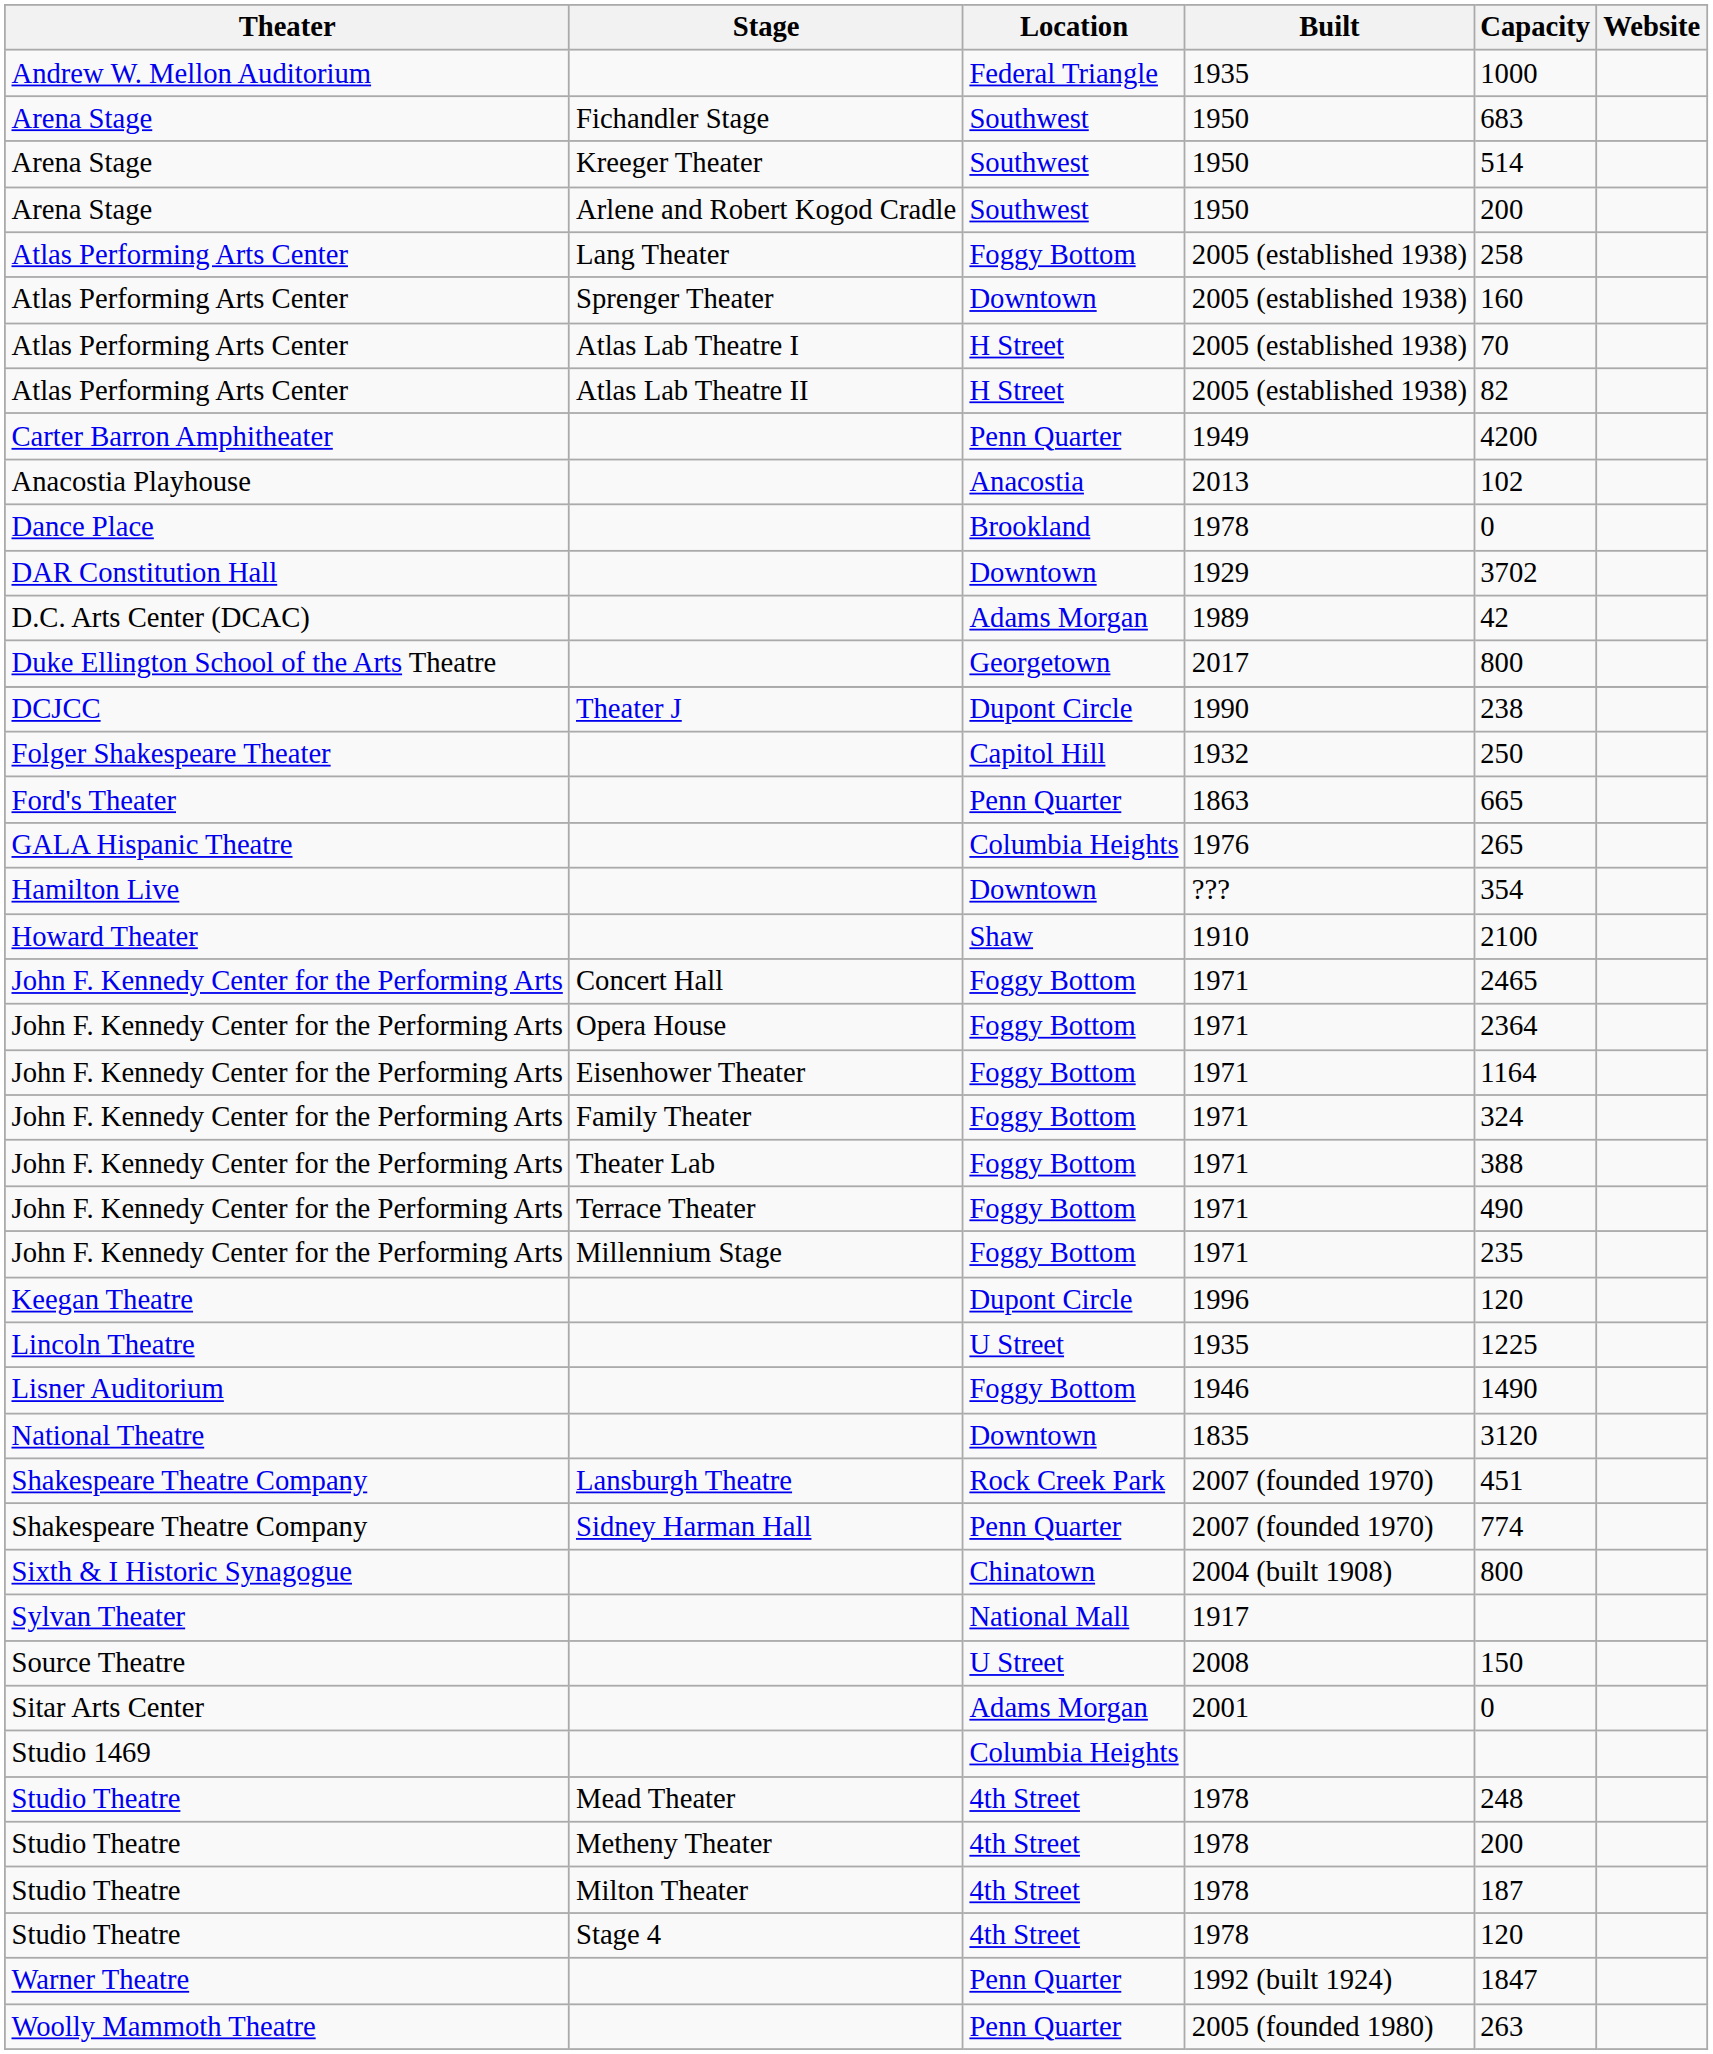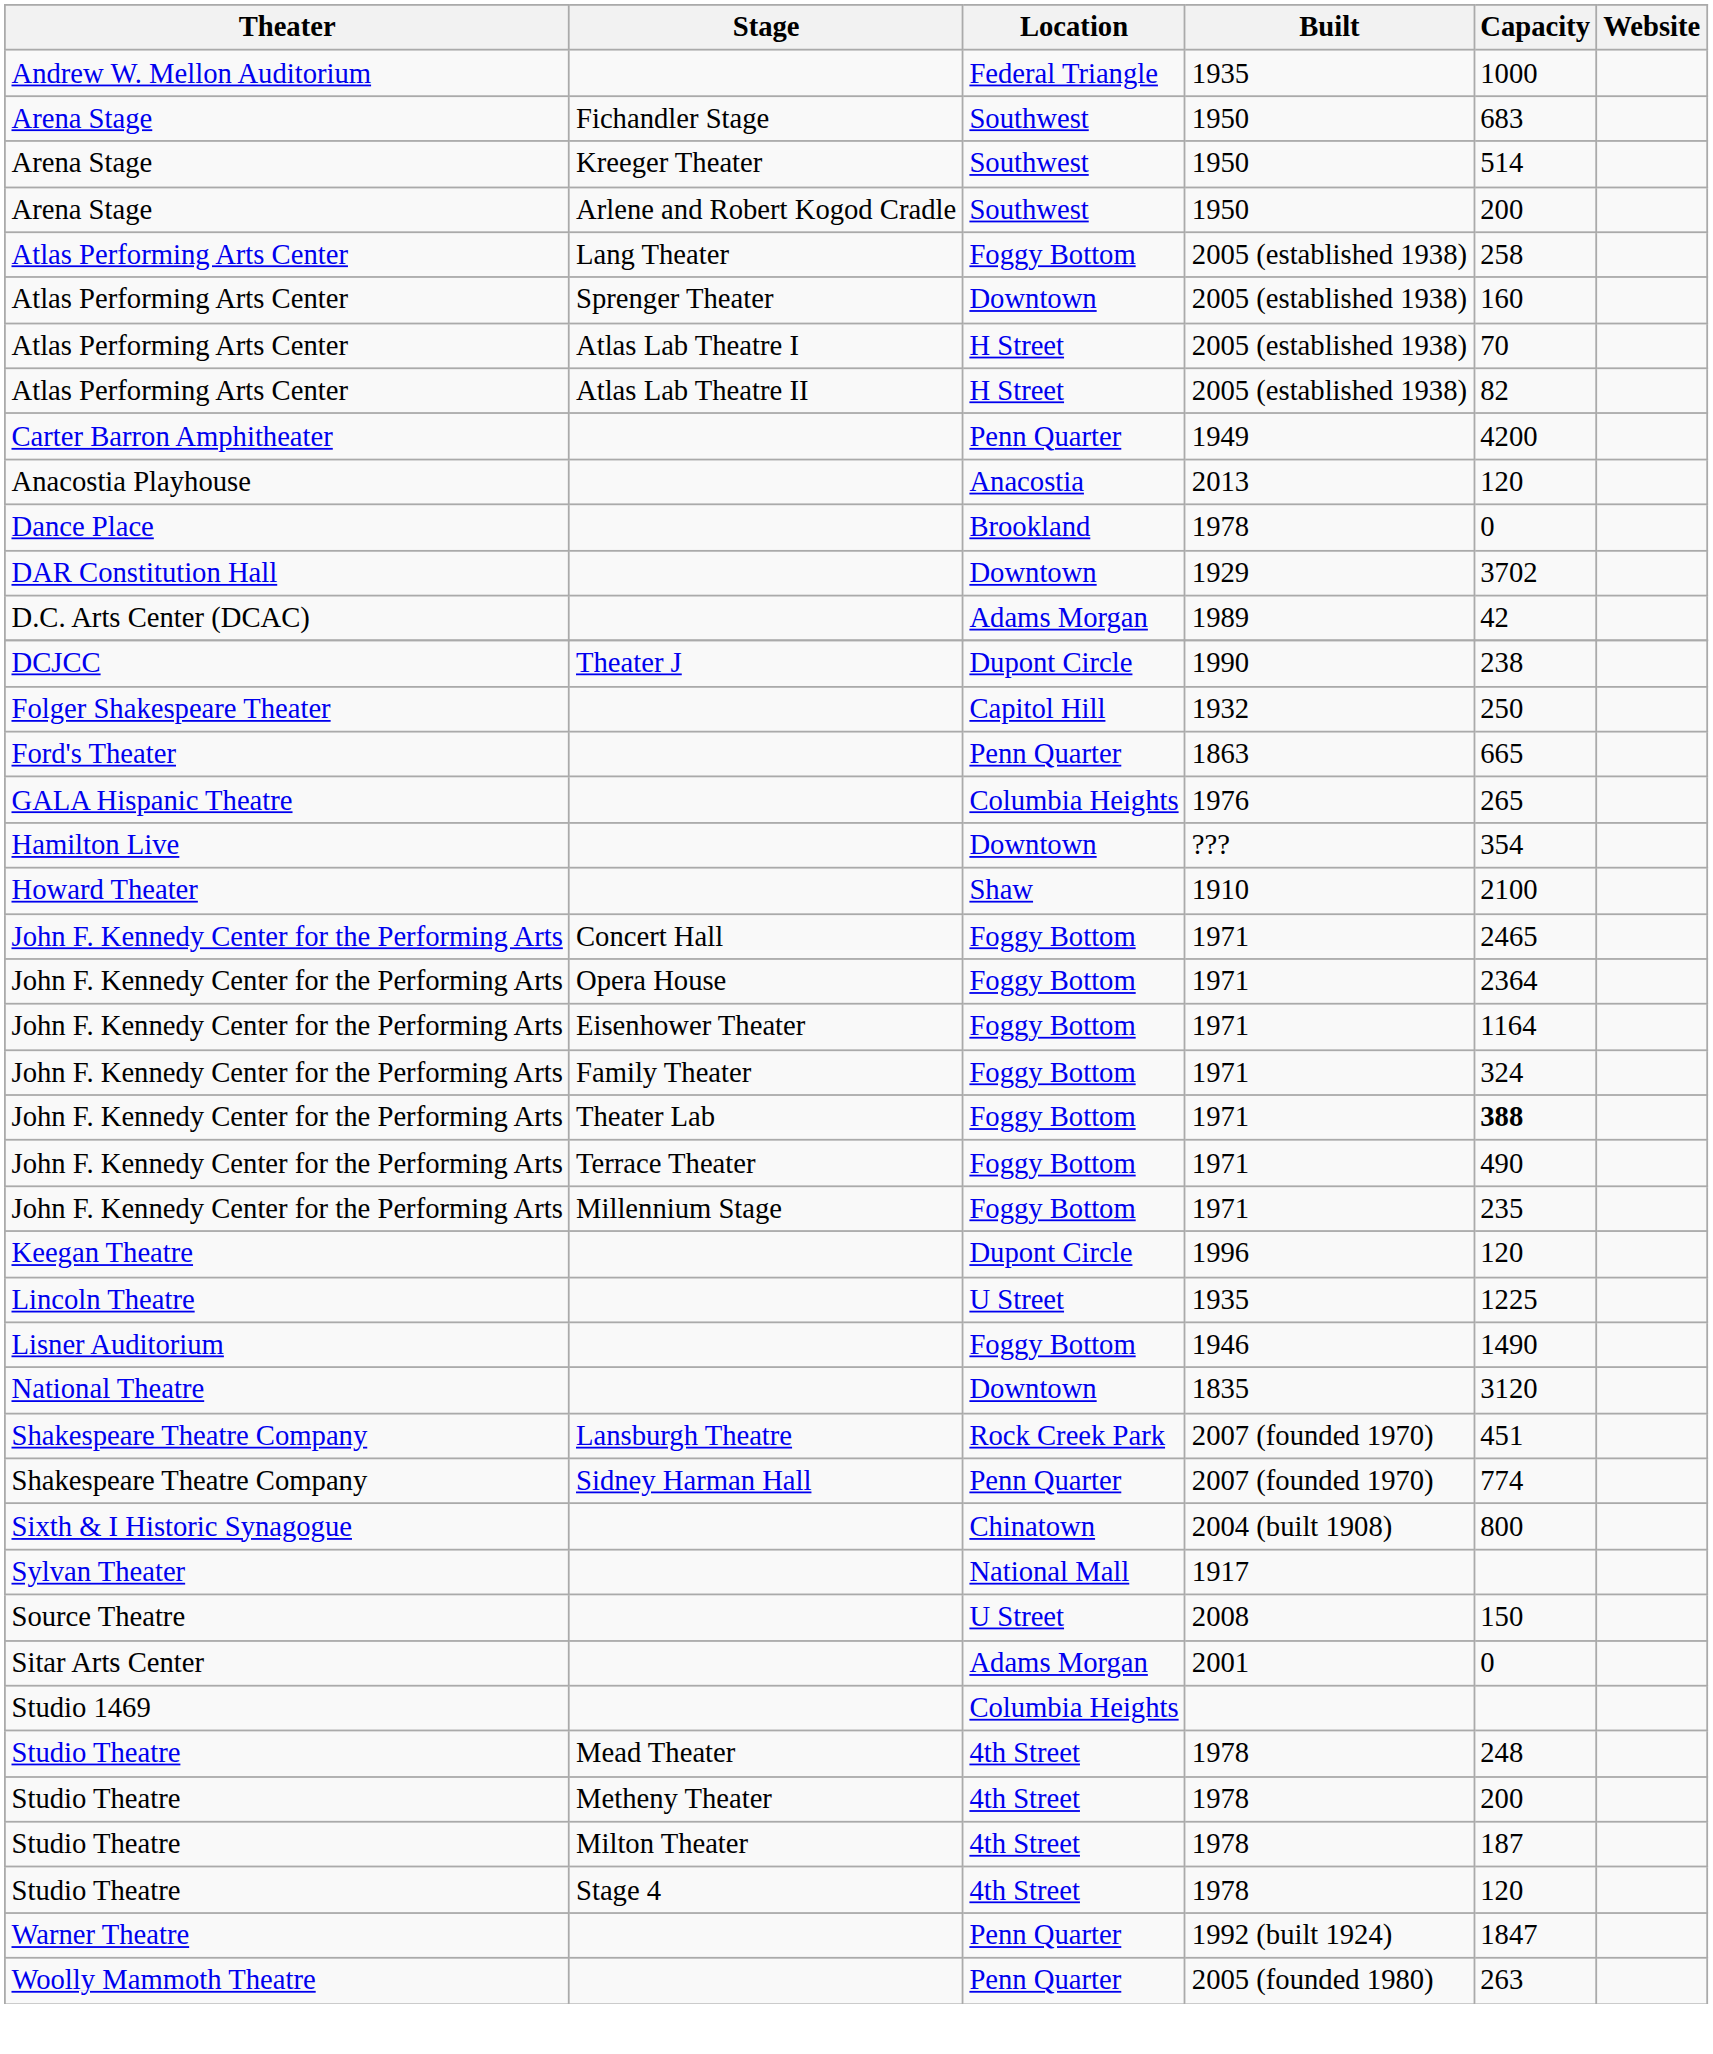(1502, 481) 102 -> (1502, 481) 120
- row: (254, 663)
(1502, 1162) normal -> (1502, 1117) bold
